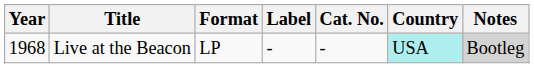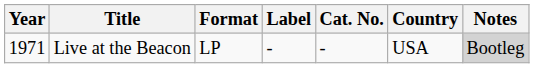(27, 47) 1968 -> (27, 47) 1971
(410, 47) paleturquoise background -> (410, 47) no background
